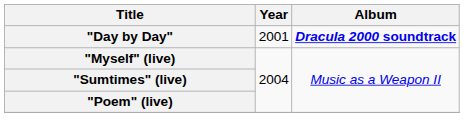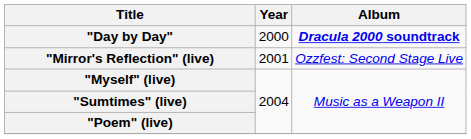(274, 36) 2001 -> (274, 36) 2000
+ row: (130, 58)
